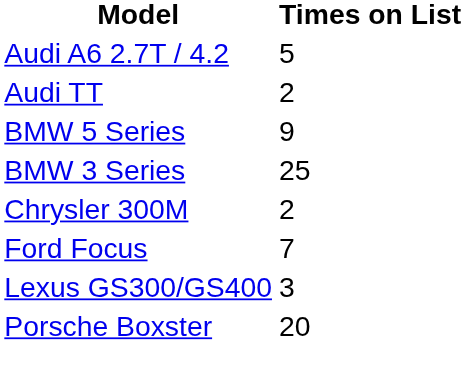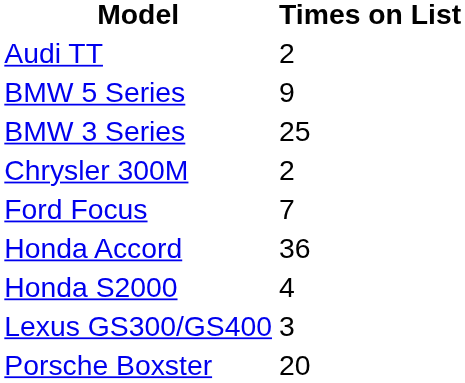- row: (117, 53)
+ row: (93, 248)
+ row: (91, 287)
